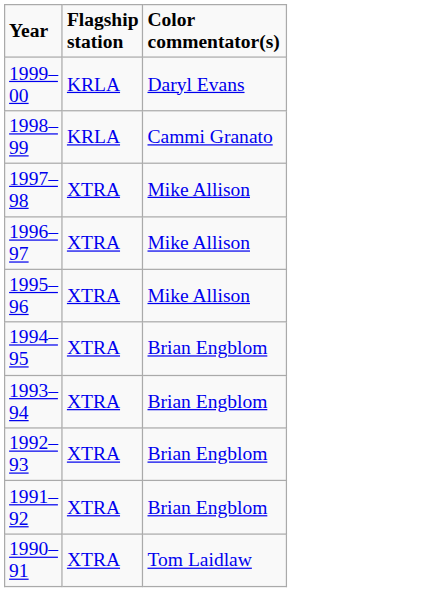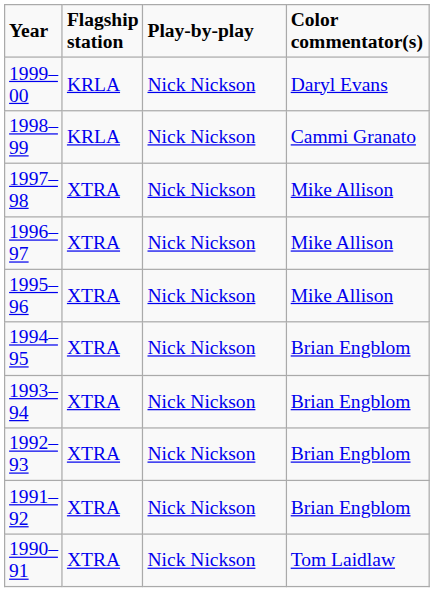+ column: (201, 30)
